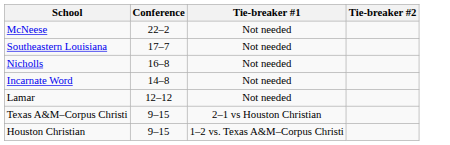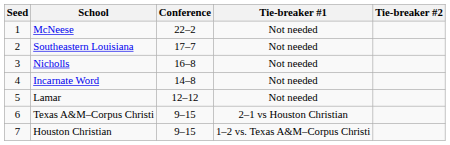+ column: (18, 13)
